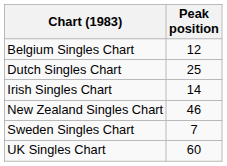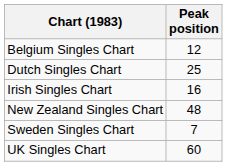(194, 89) 14 -> (194, 89) 16
(194, 110) 46 -> (194, 110) 48
